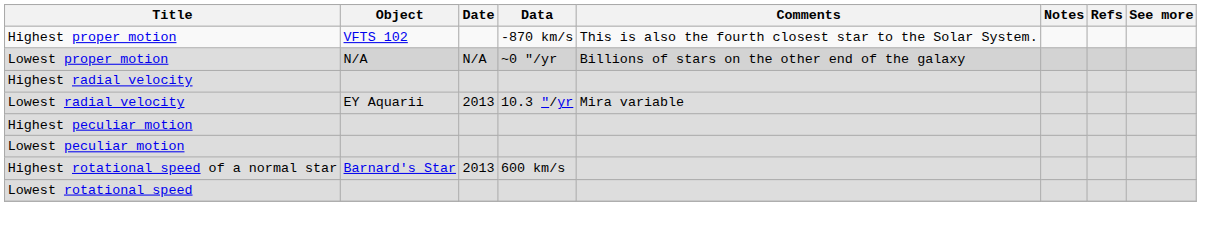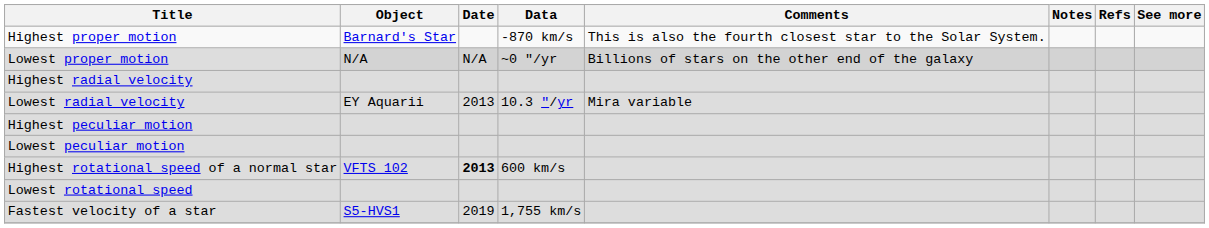(376, 37) VFTS 102 -> (400, 37) Barnard's Star
(400, 168) Barnard's Star -> (376, 168) VFTS 102
(478, 168) normal -> (478, 168) bold
+ row: (112, 212)
